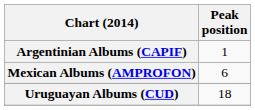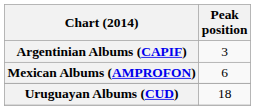(225, 51) 1 -> (225, 51) 3
